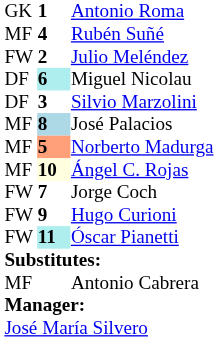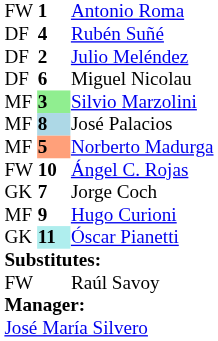(18, 11) GK -> (19, 11) FW
(18, 33) MF -> (17, 33) DF
(19, 56) FW -> (17, 56) DF
(42, 78) paleturquoise background -> (42, 78) no background
(17, 101) DF -> (18, 101) MF
(42, 101) no background -> (42, 101) lightgreen background
(18, 169) MF -> (19, 169) FW
(47, 169) lightyellow background -> (47, 169) no background
(19, 192) FW -> (18, 192) GK
(19, 214) FW -> (18, 214) MF
(19, 237) FW -> (18, 237) GK
+ row: (115, 282)
- row: (135, 282)
